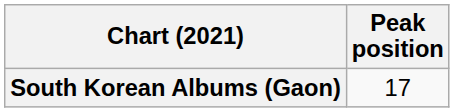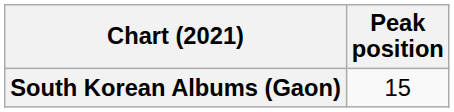(398, 87) 17 -> (398, 87) 15
